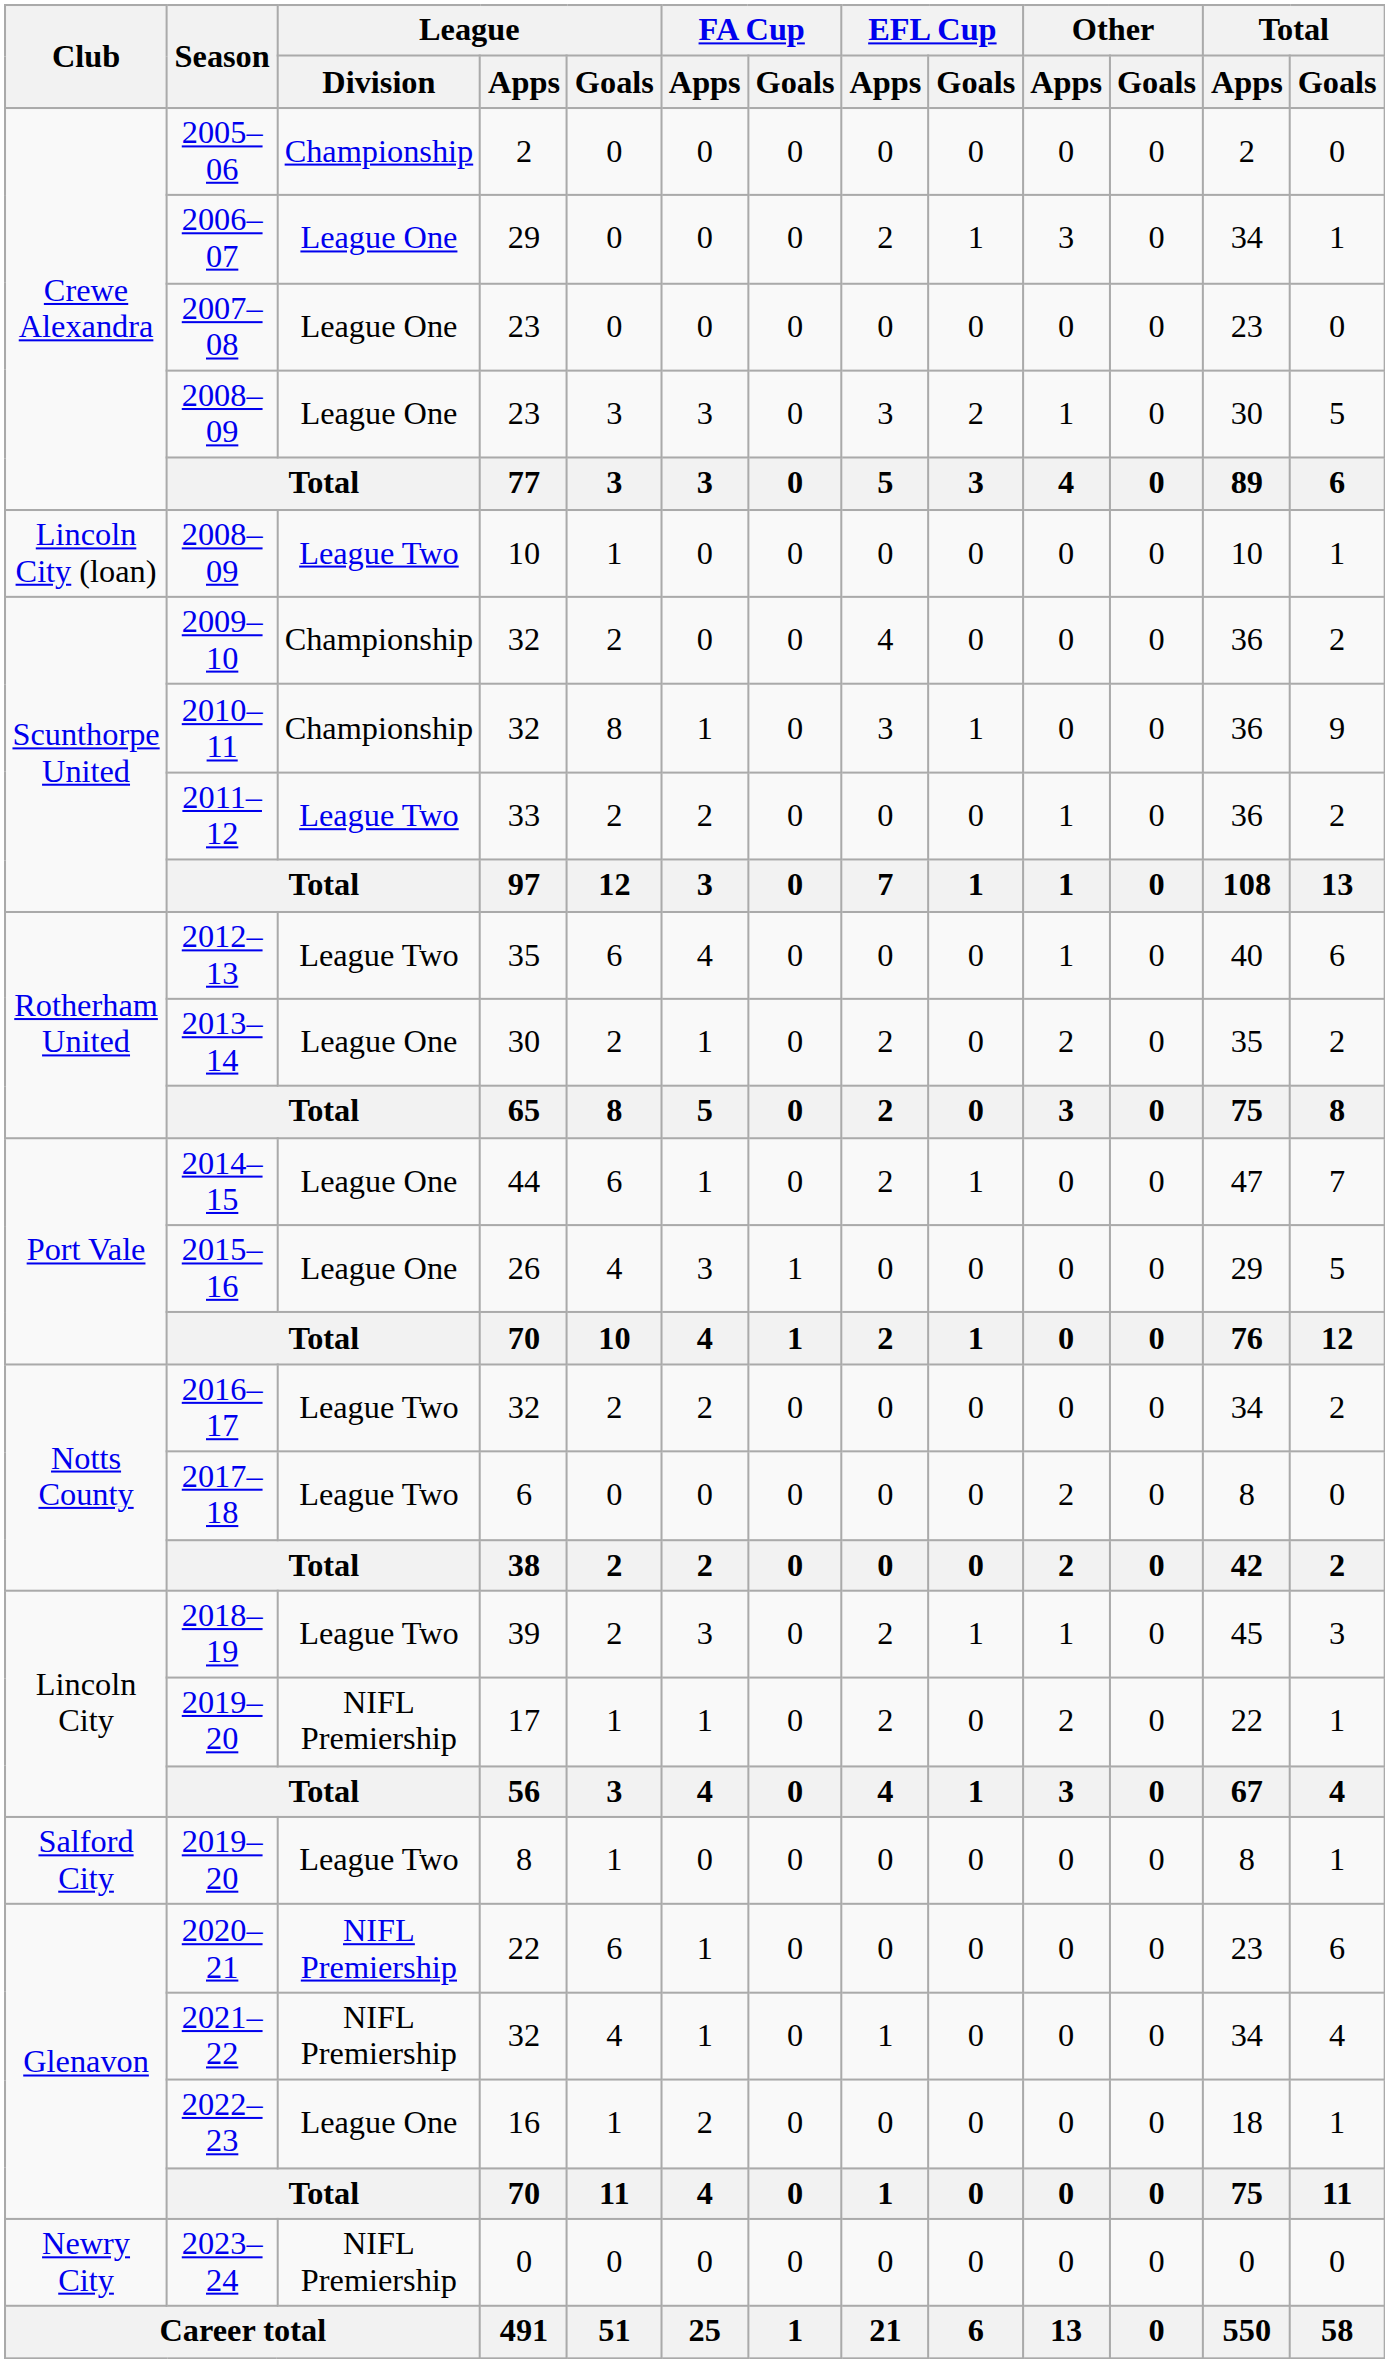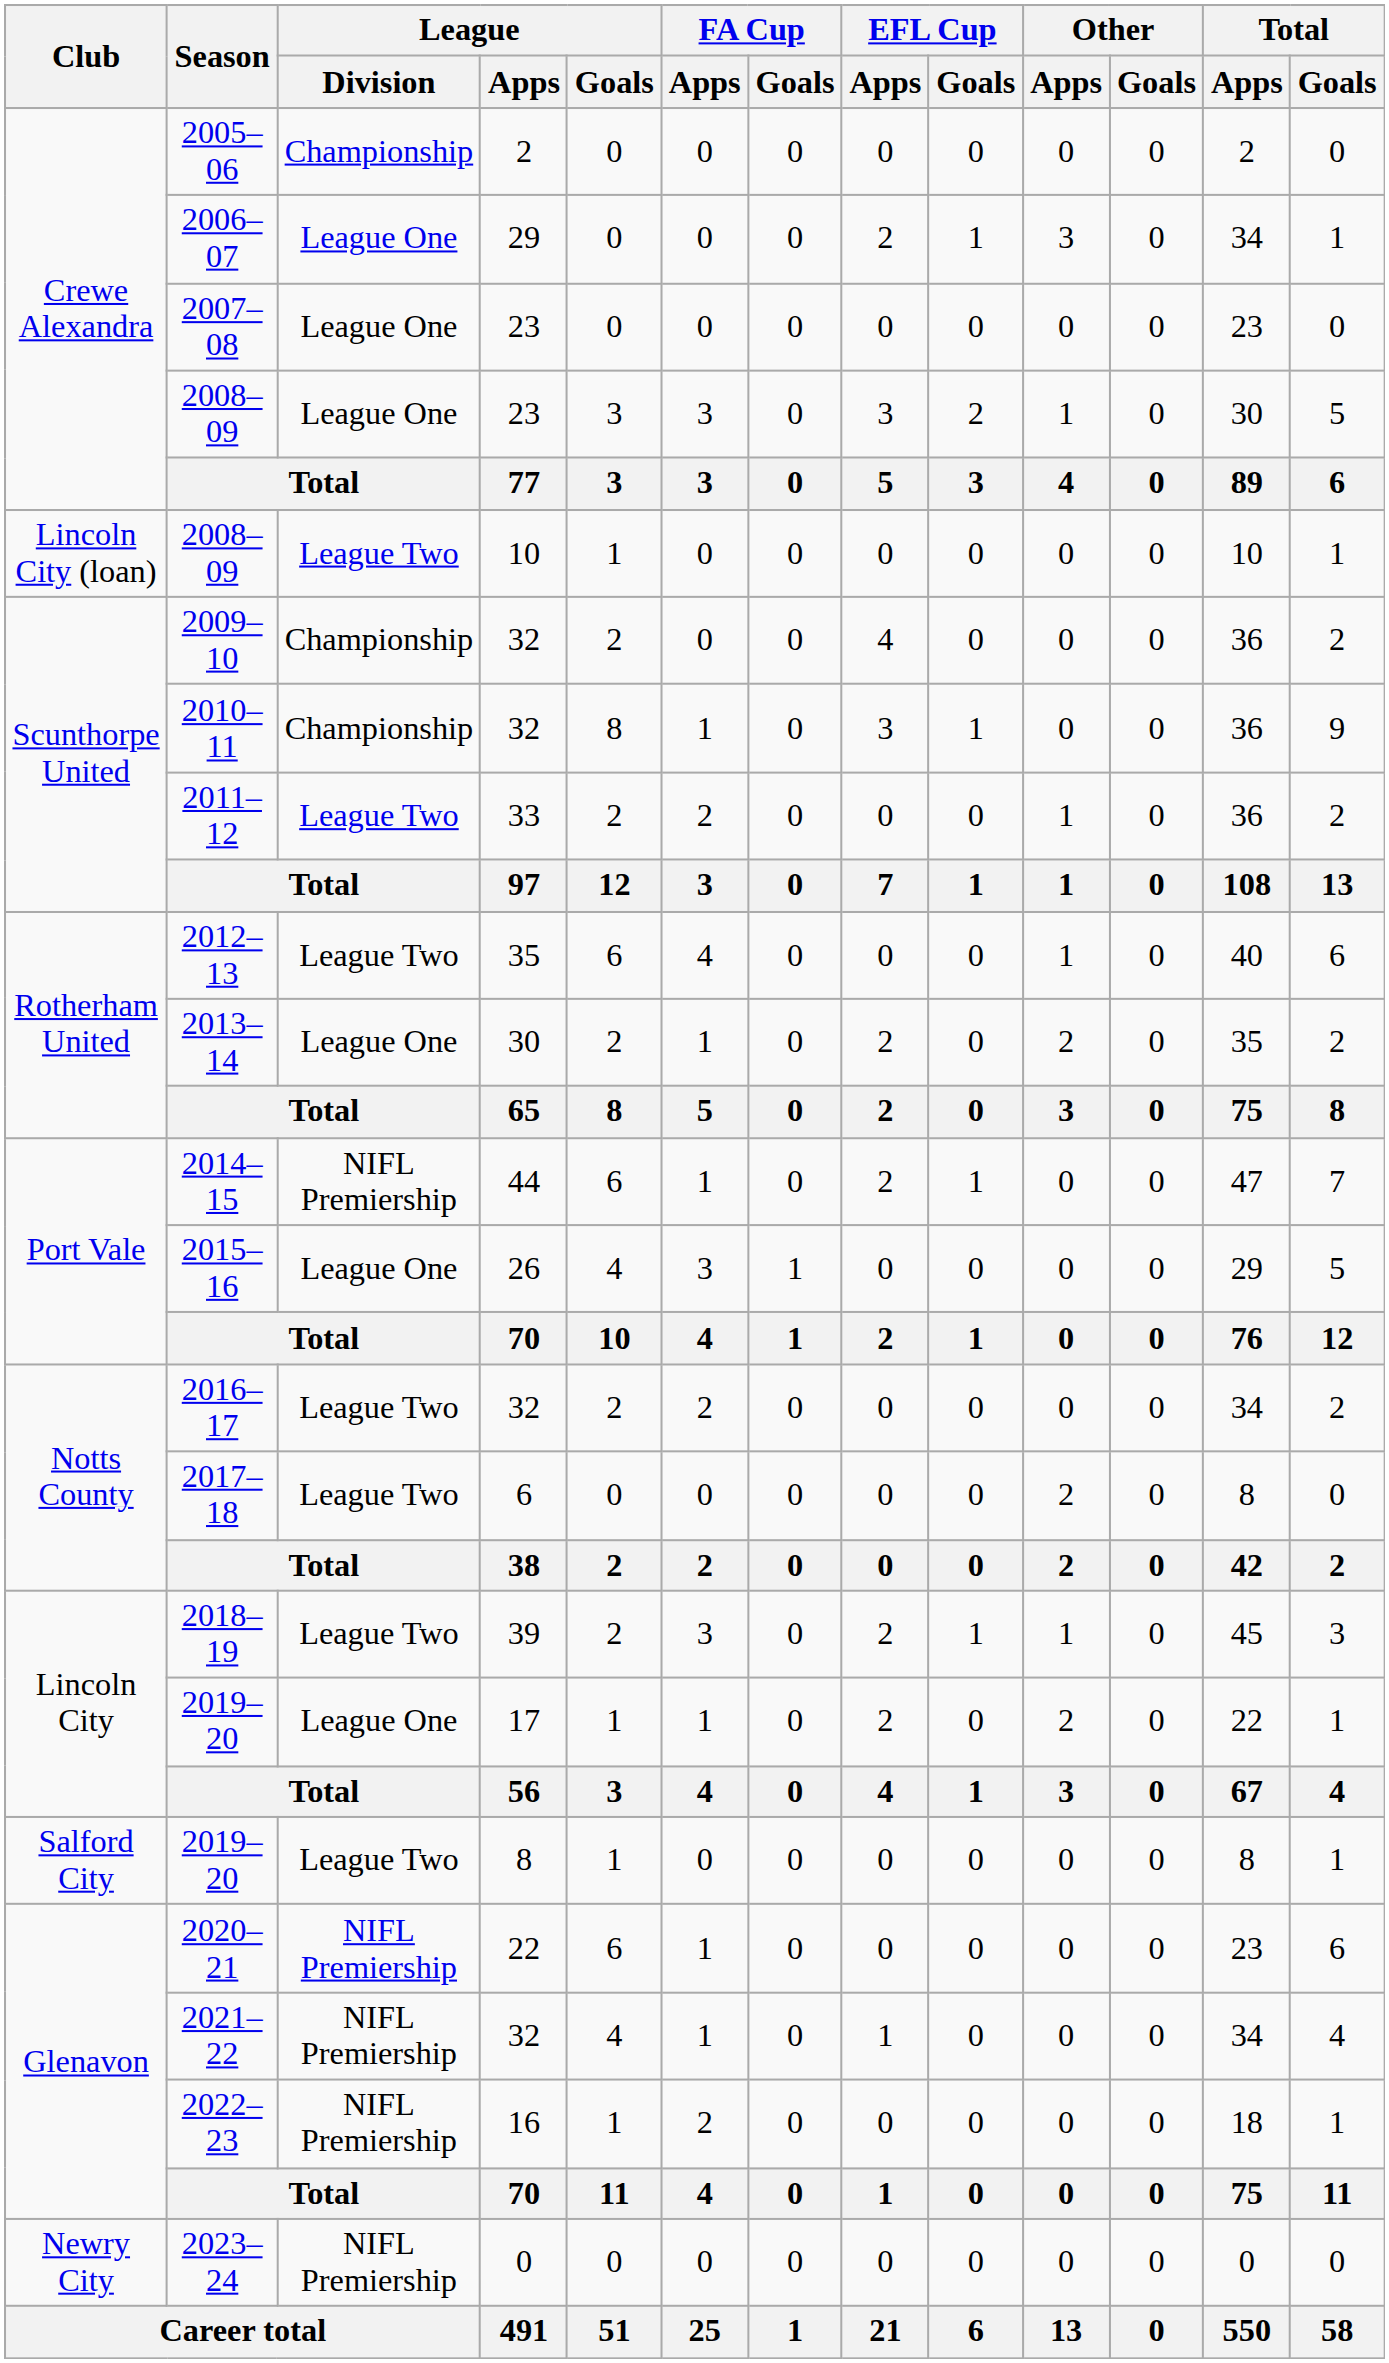(379, 1180) League One -> (379, 1180) NIFL Premiership
(379, 1721) NIFL Premiership -> (379, 1721) League One
(379, 2123) League One -> (379, 2123) NIFL Premiership
